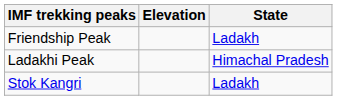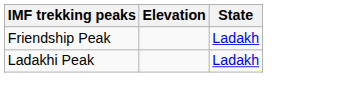(271, 60) Himachal Pradesh -> (236, 60) Ladakh
- row: (45, 83)
